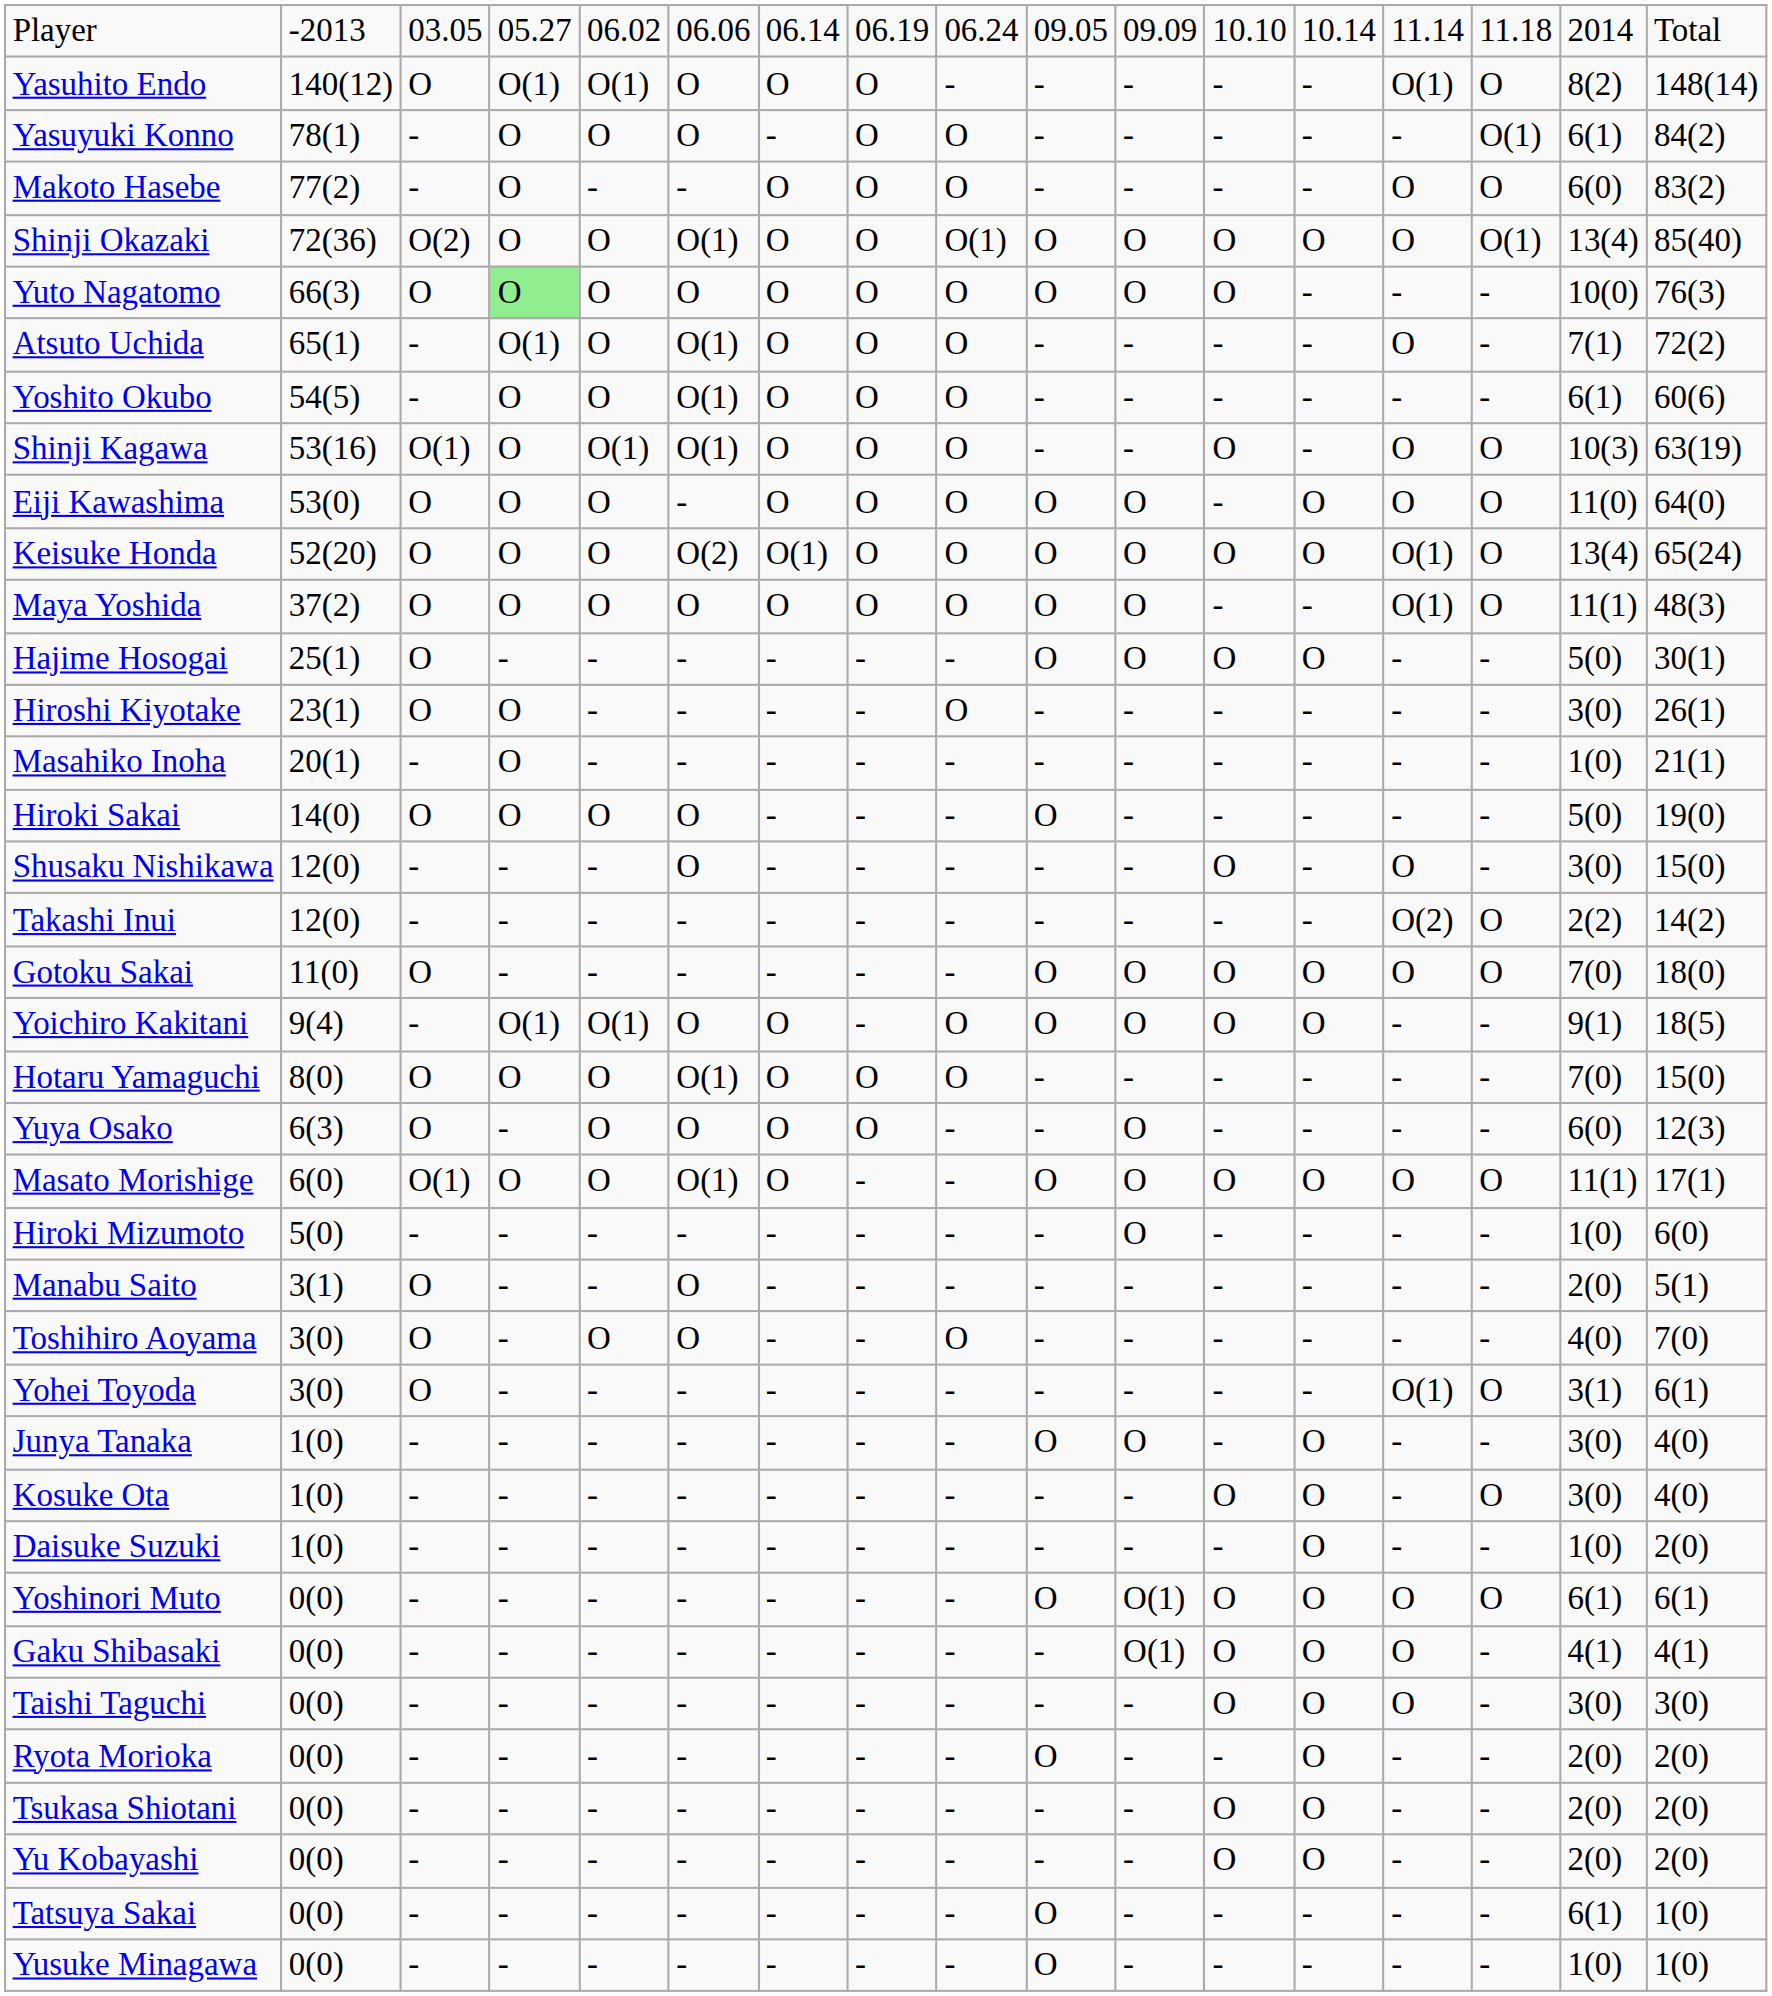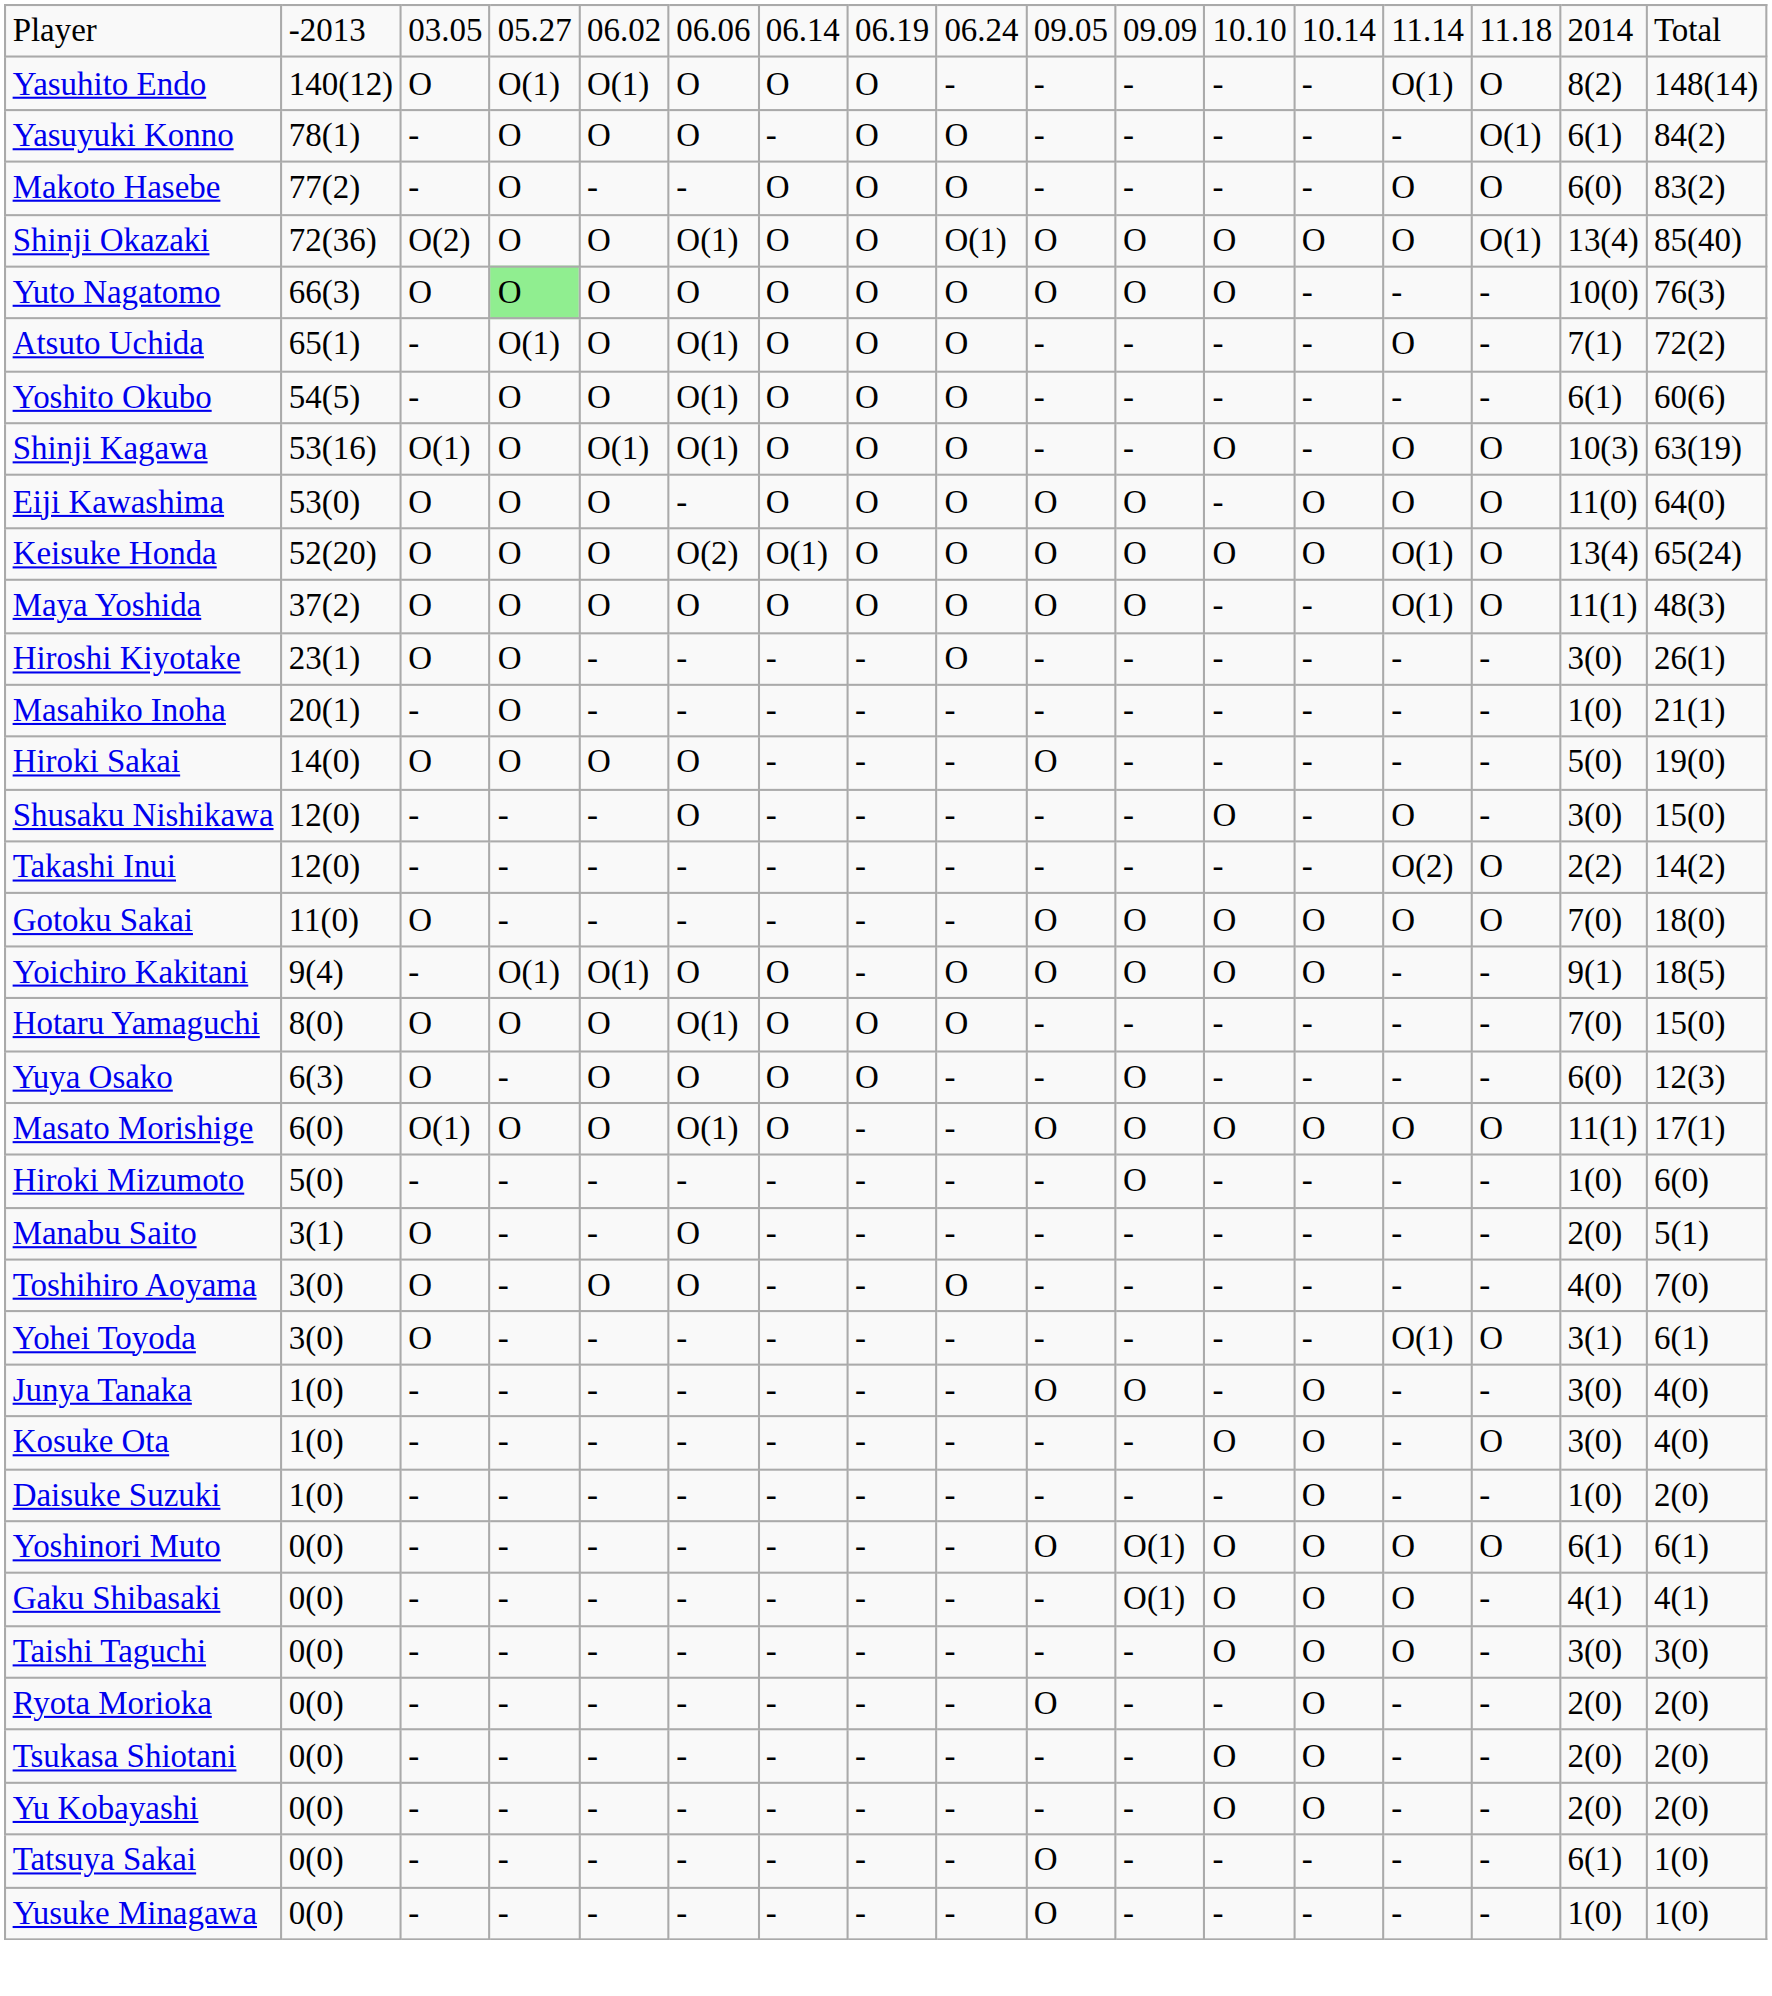- row: (120, 657)
